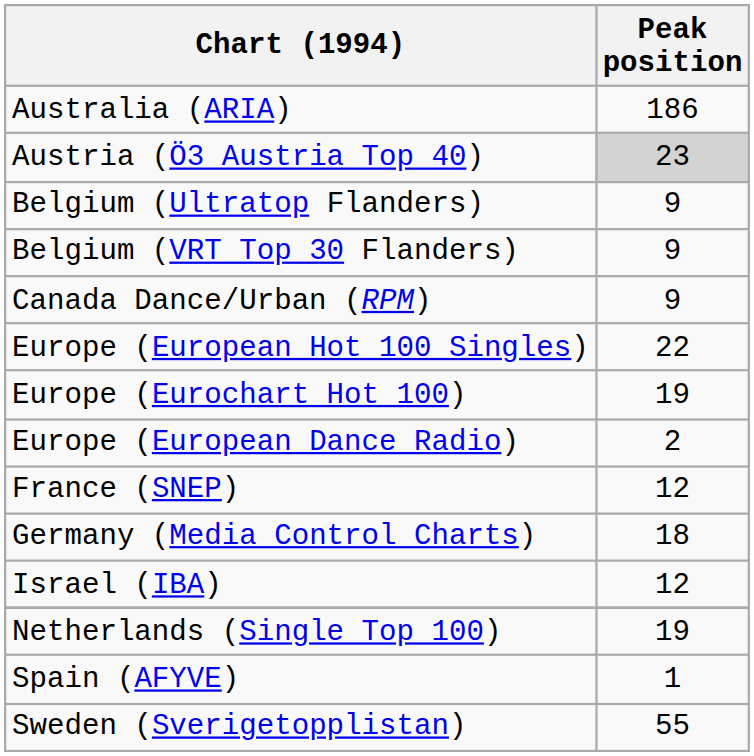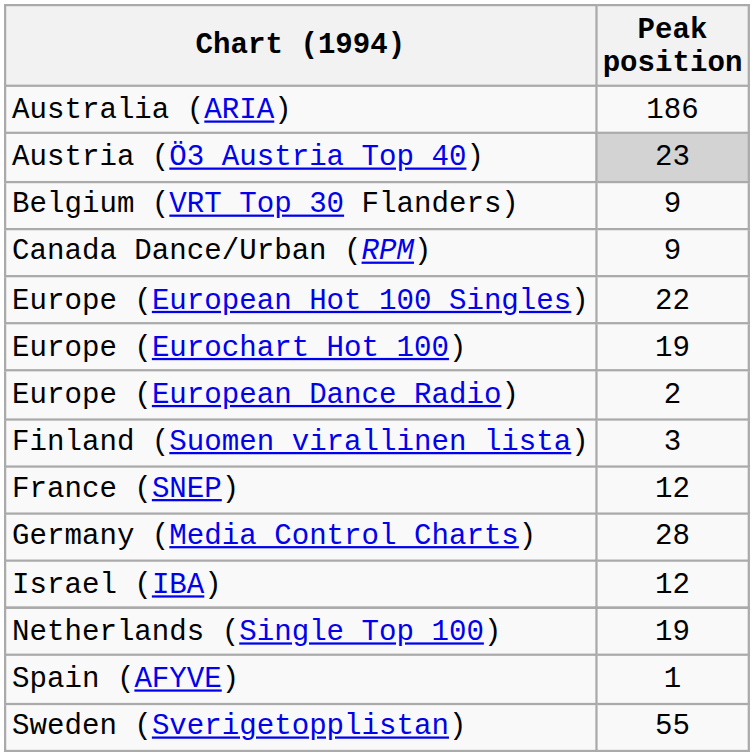- row: (248, 205)
+ row: (300, 442)
(673, 537) 18 -> (673, 537) 28
